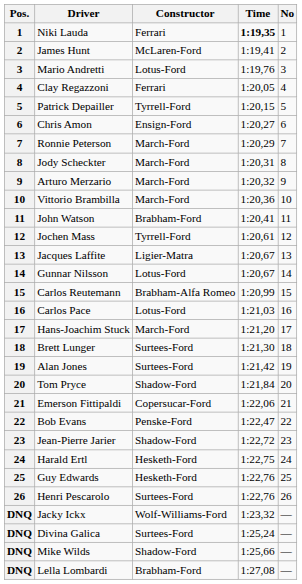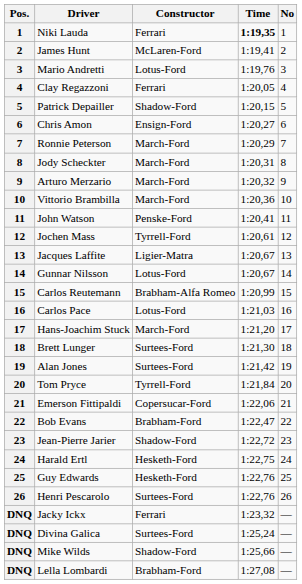(163, 106) Tyrrell-Ford -> (166, 106) Shadow-Ford
(168, 217) Brabham-Ford -> (164, 217) Penske-Ford
(166, 384) Shadow-Ford -> (163, 384) Tyrrell-Ford
(164, 421) Penske-Ford -> (168, 421) Brabham-Ford
(181, 514) Wolf-Williams-Ford -> (150, 514) Ferrari
